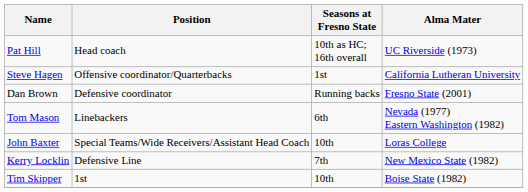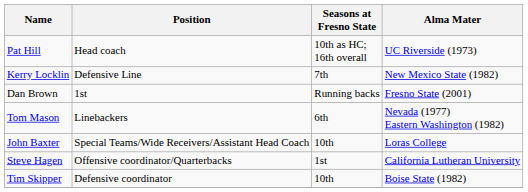rows swapped: (35, 75) <-> (38, 160)
(123, 93) Defensive coordinator -> (81, 93) 1st
(81, 179) 1st -> (123, 179) Defensive coordinator
